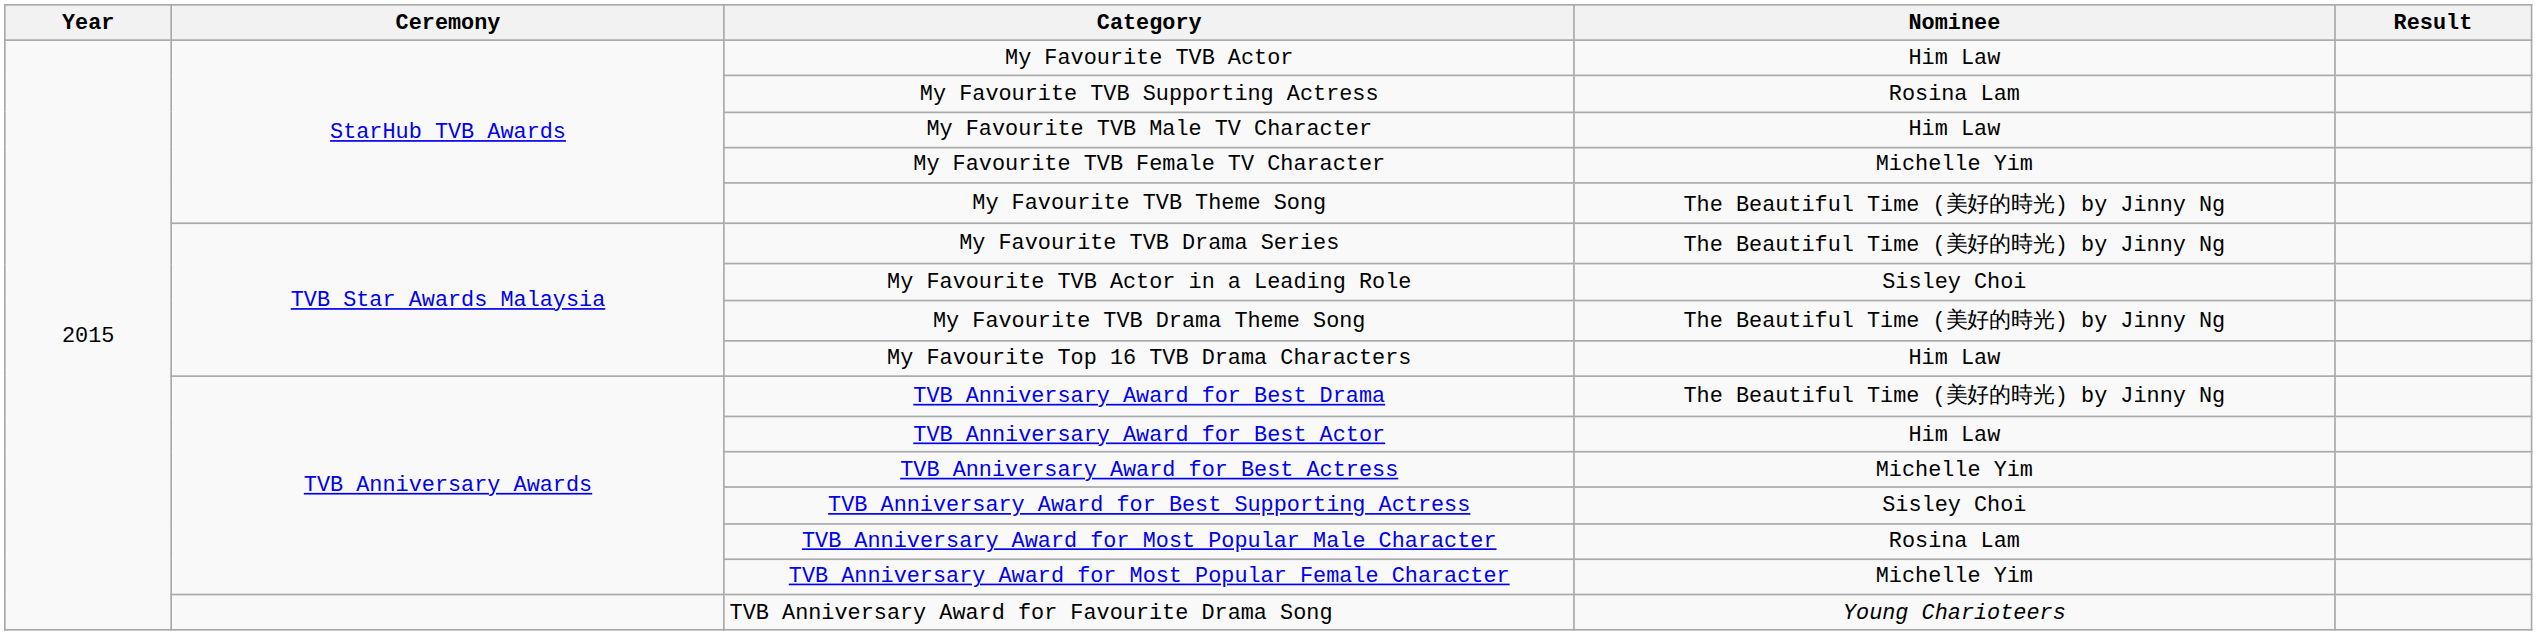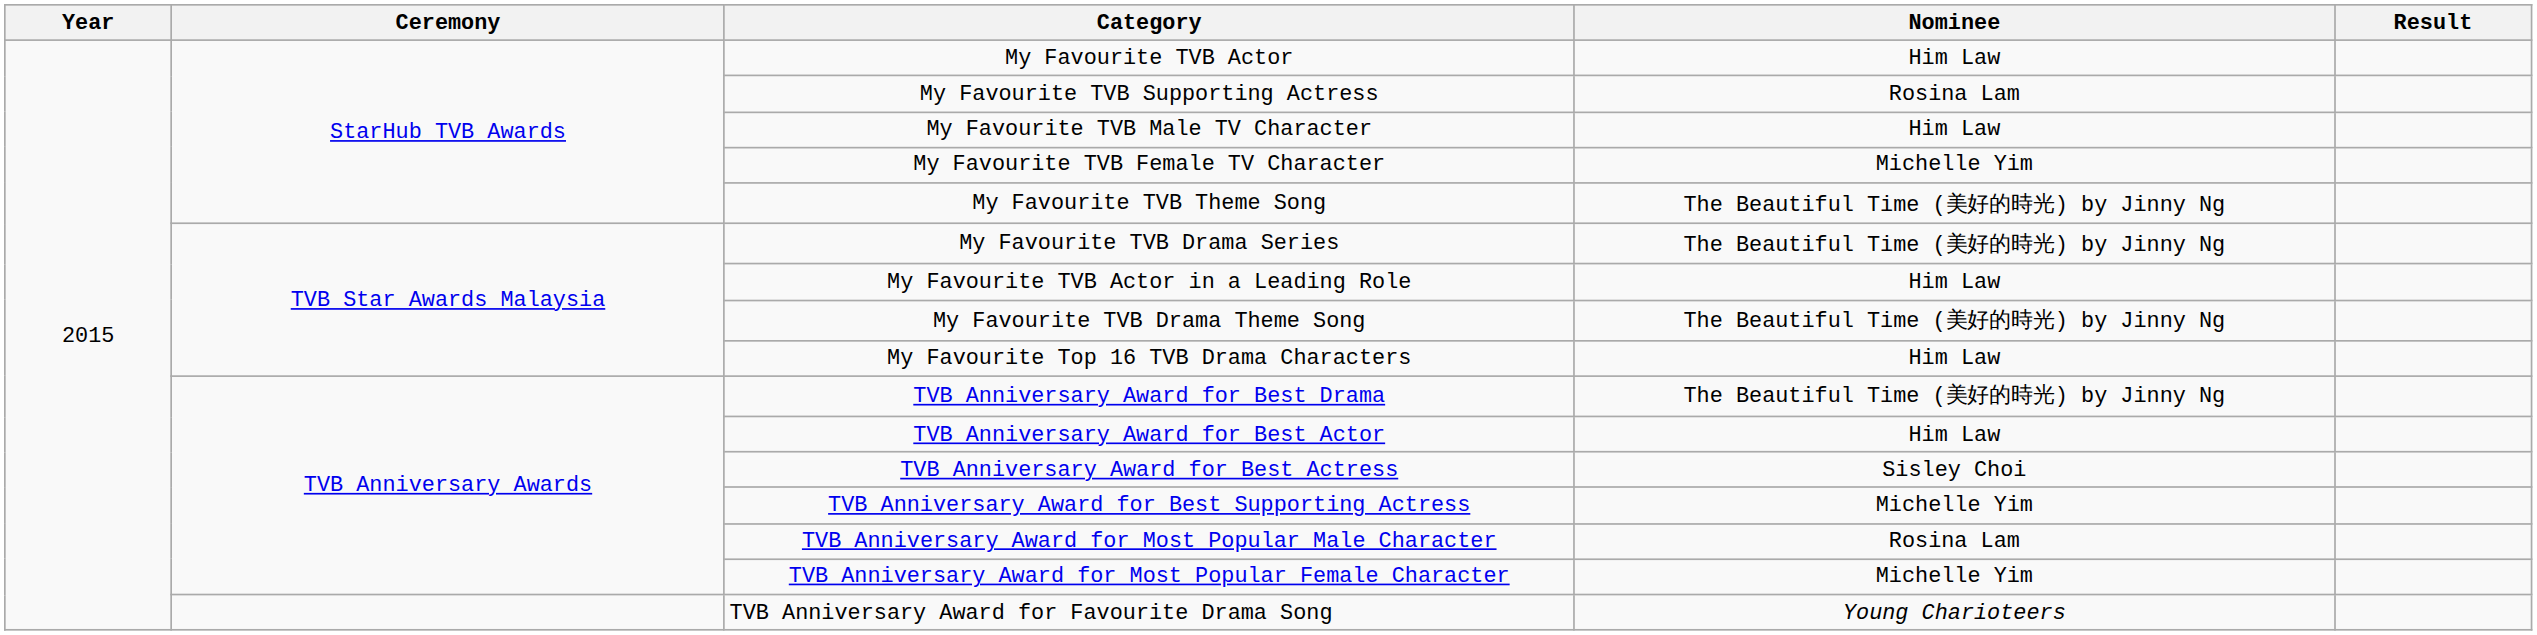(1954, 282) Sisley Choi -> (1954, 282) Him Law
(1954, 470) Michelle Yim -> (1954, 470) Sisley Choi
(1954, 506) Sisley Choi -> (1954, 506) Michelle Yim
